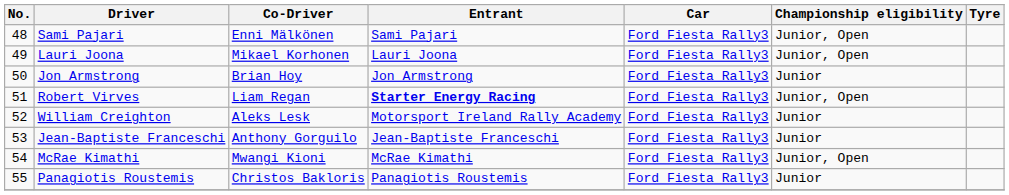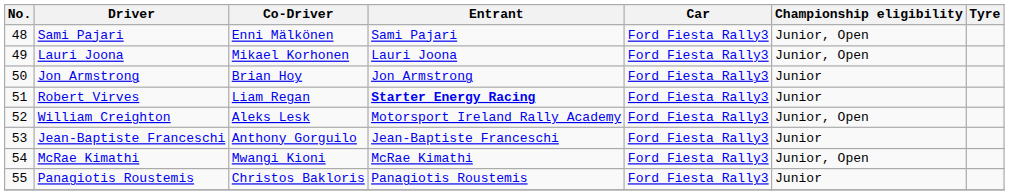(822, 97) Junior, Open -> (798, 97) Junior
(798, 118) Junior -> (822, 118) Junior, Open
